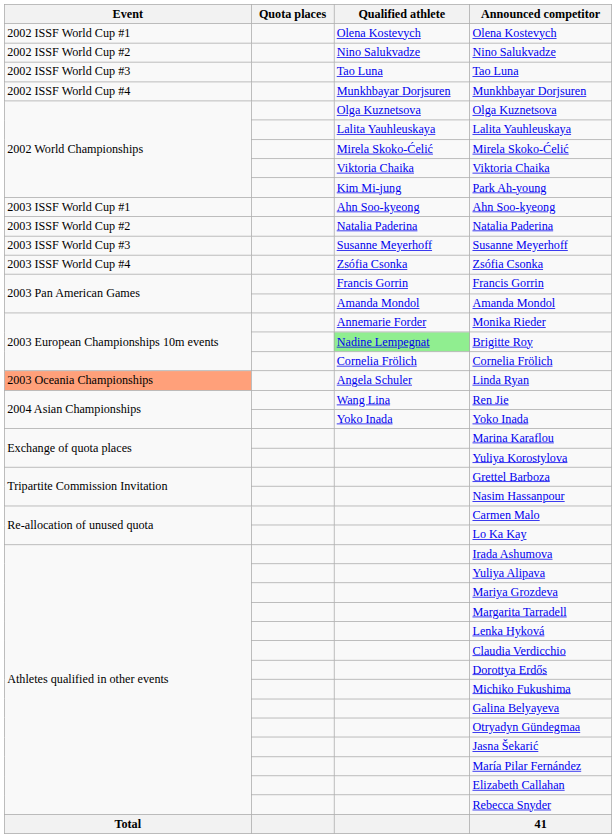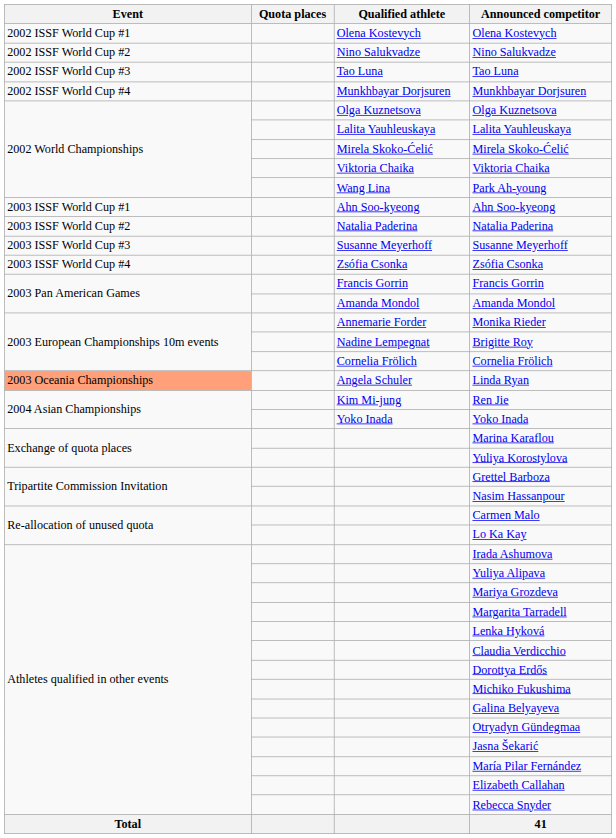(369, 187) Kim Mi-jung -> (363, 187) Wang Lina
(383, 341) lightgreen background -> (383, 341) no background
(363, 399) Wang Lina -> (369, 399) Kim Mi-jung
